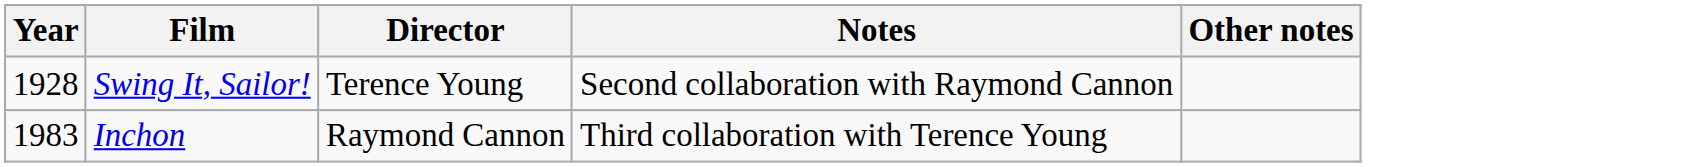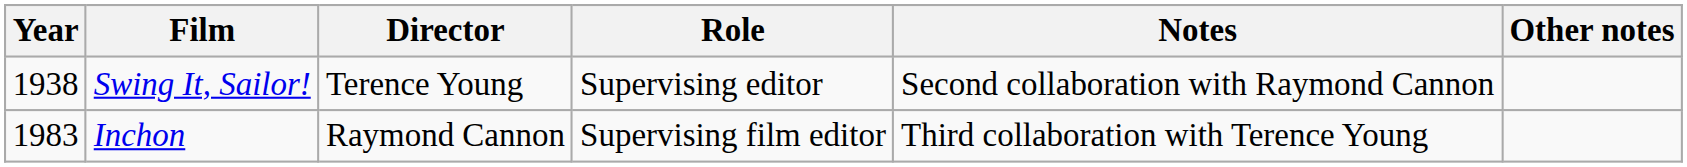+ column: (733, 30)
(46, 82) 1928 -> (46, 82) 1938
